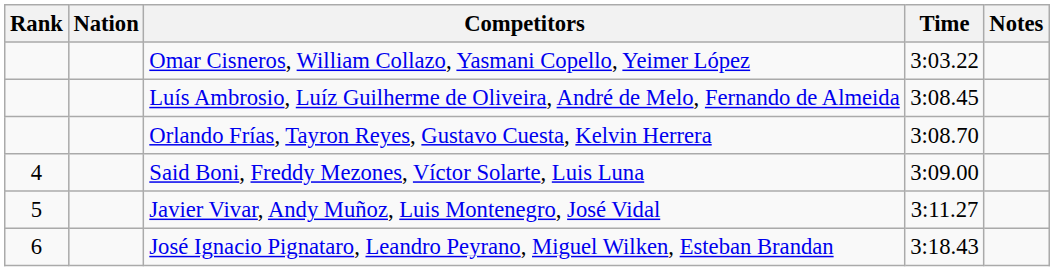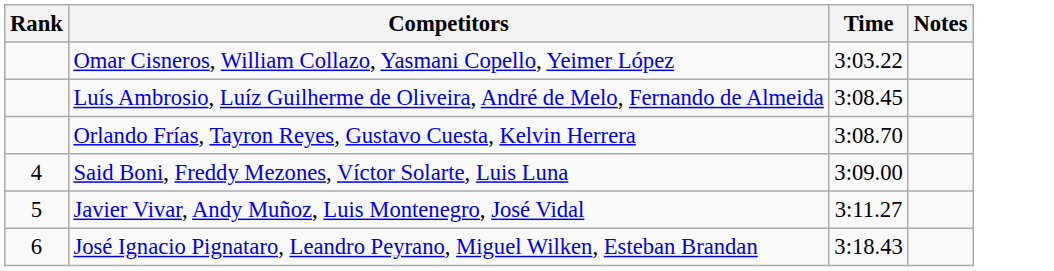- column: (106, 23)
